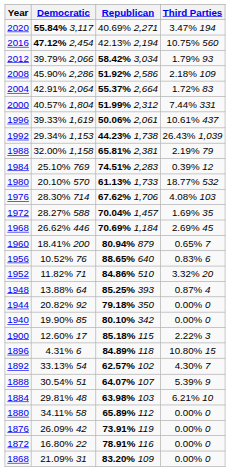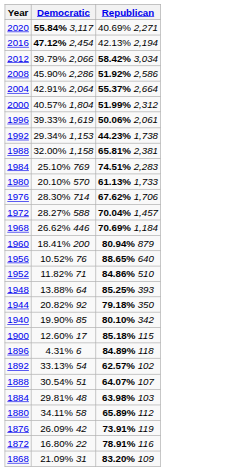- column: (193, 12)
